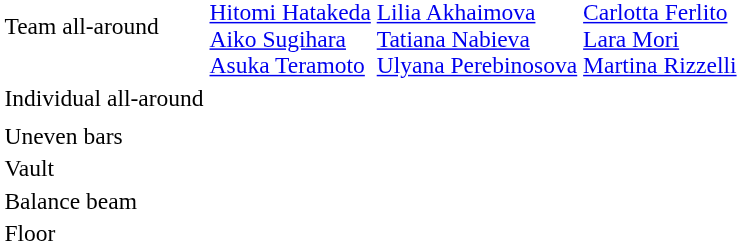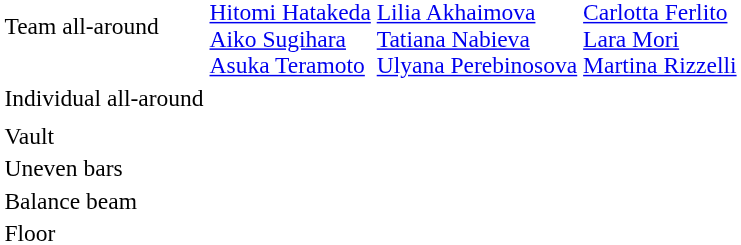rows swapped: (29, 168) <-> (64, 136)
